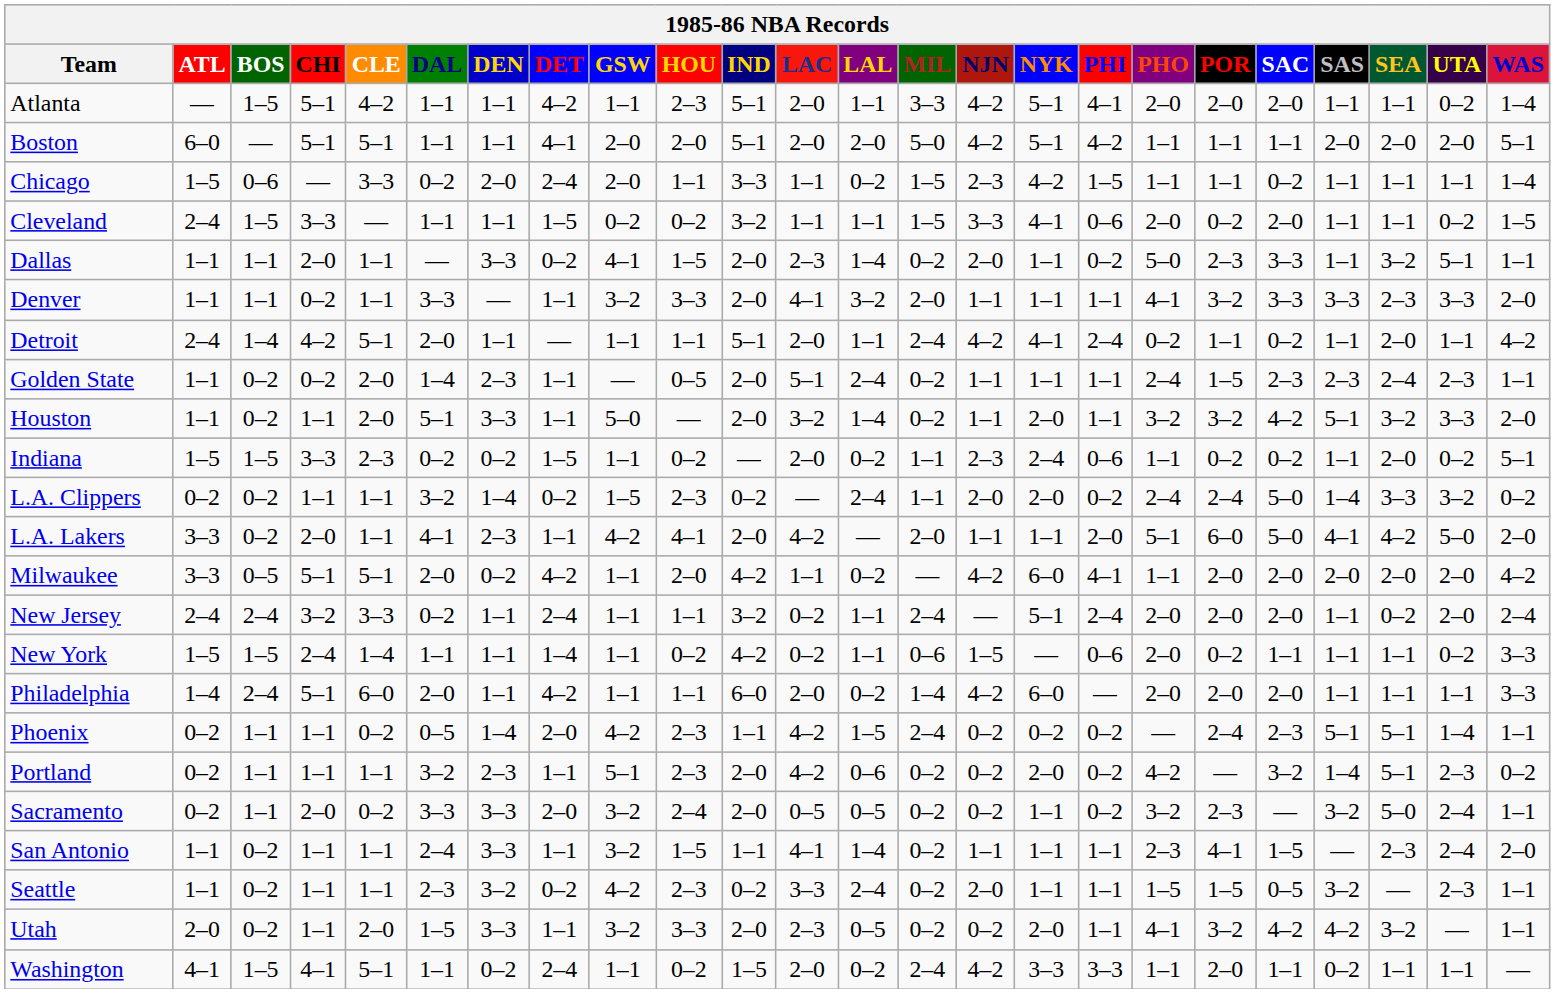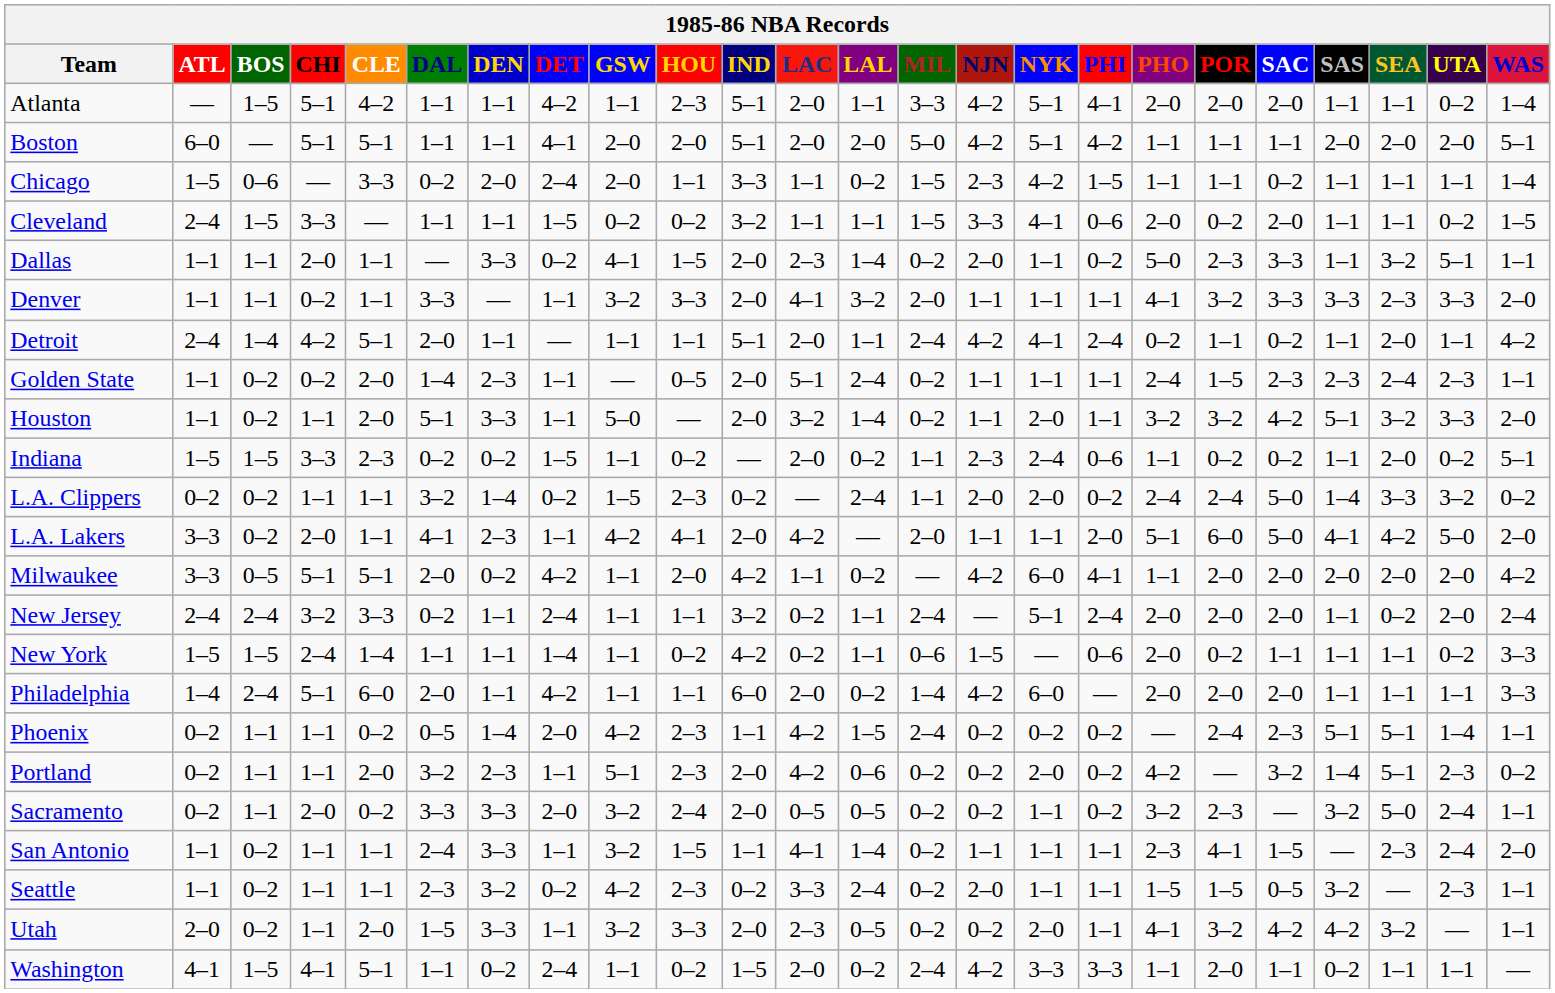(376, 771) 1–1 -> (376, 771) 2–0
